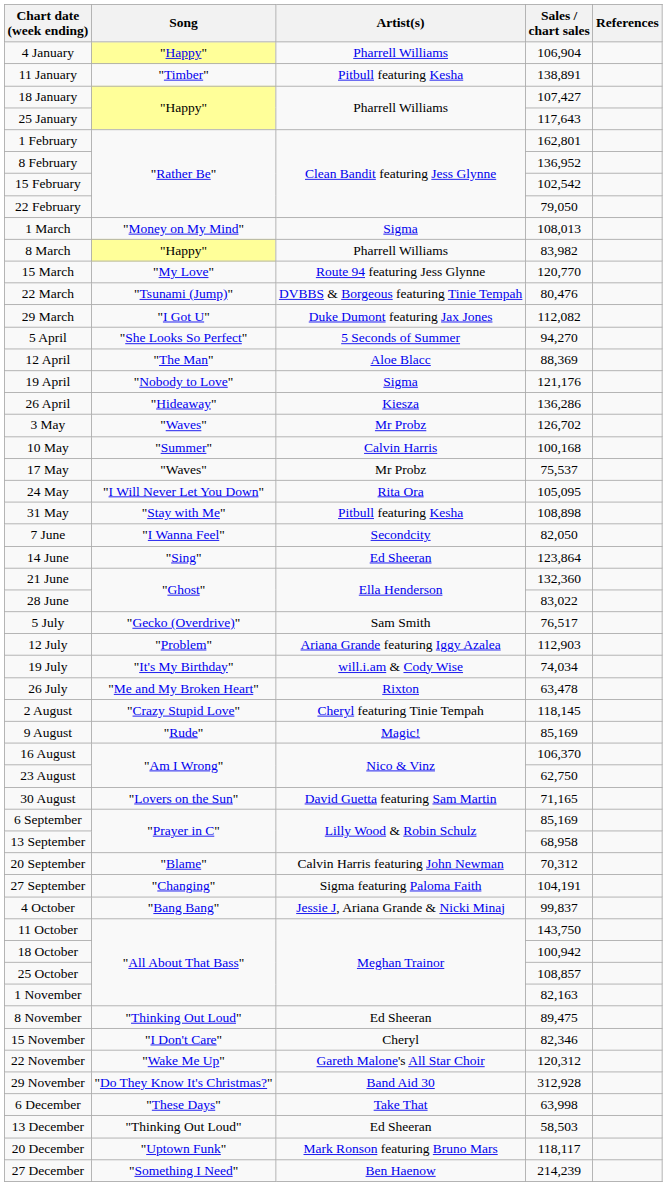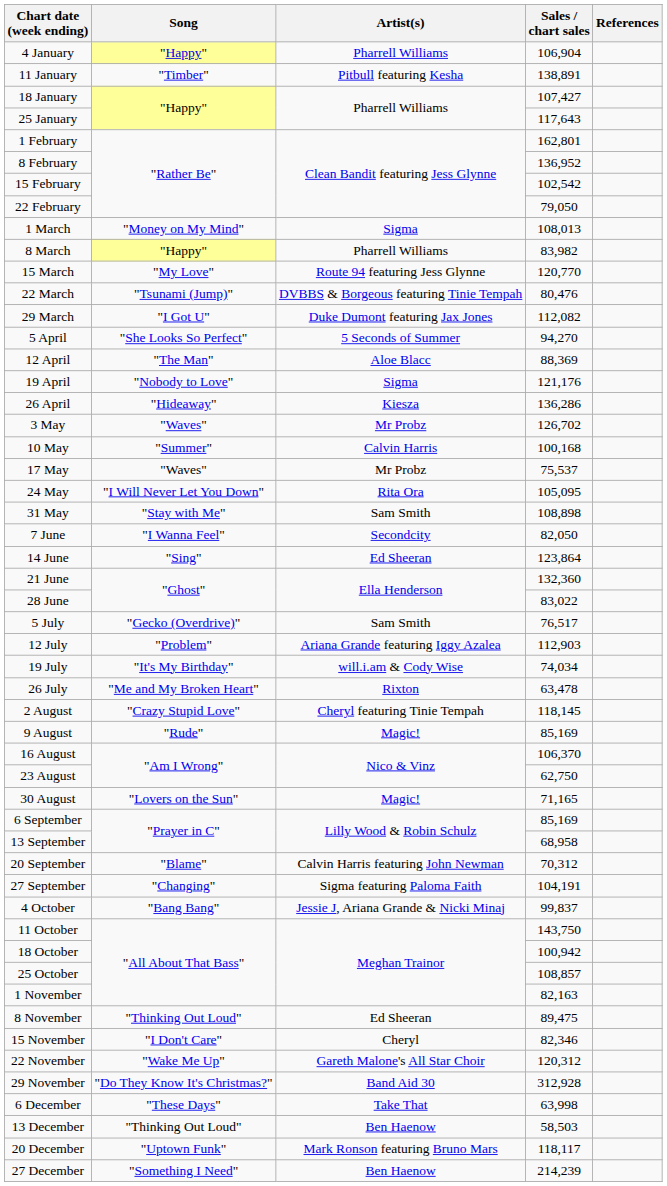(401, 512) Pitbull featuring Kesha -> (401, 512) Sam Smith
(401, 797) David Guetta featuring Sam Martin -> (401, 797) Magic!
(401, 1126) Ed Sheeran -> (401, 1126) Ben Haenow
